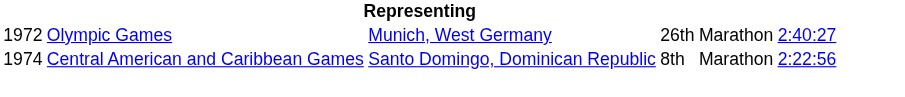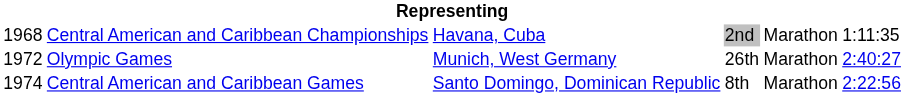+ row: (238, 35)
